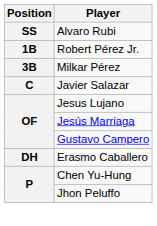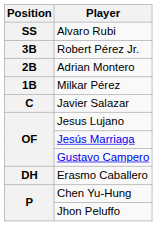(29, 49) 1B -> (29, 49) 3B
+ row: (96, 67)
(29, 67) 3B -> (29, 85) 1B
